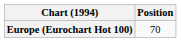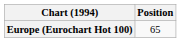(155, 29) 70 -> (155, 29) 65
